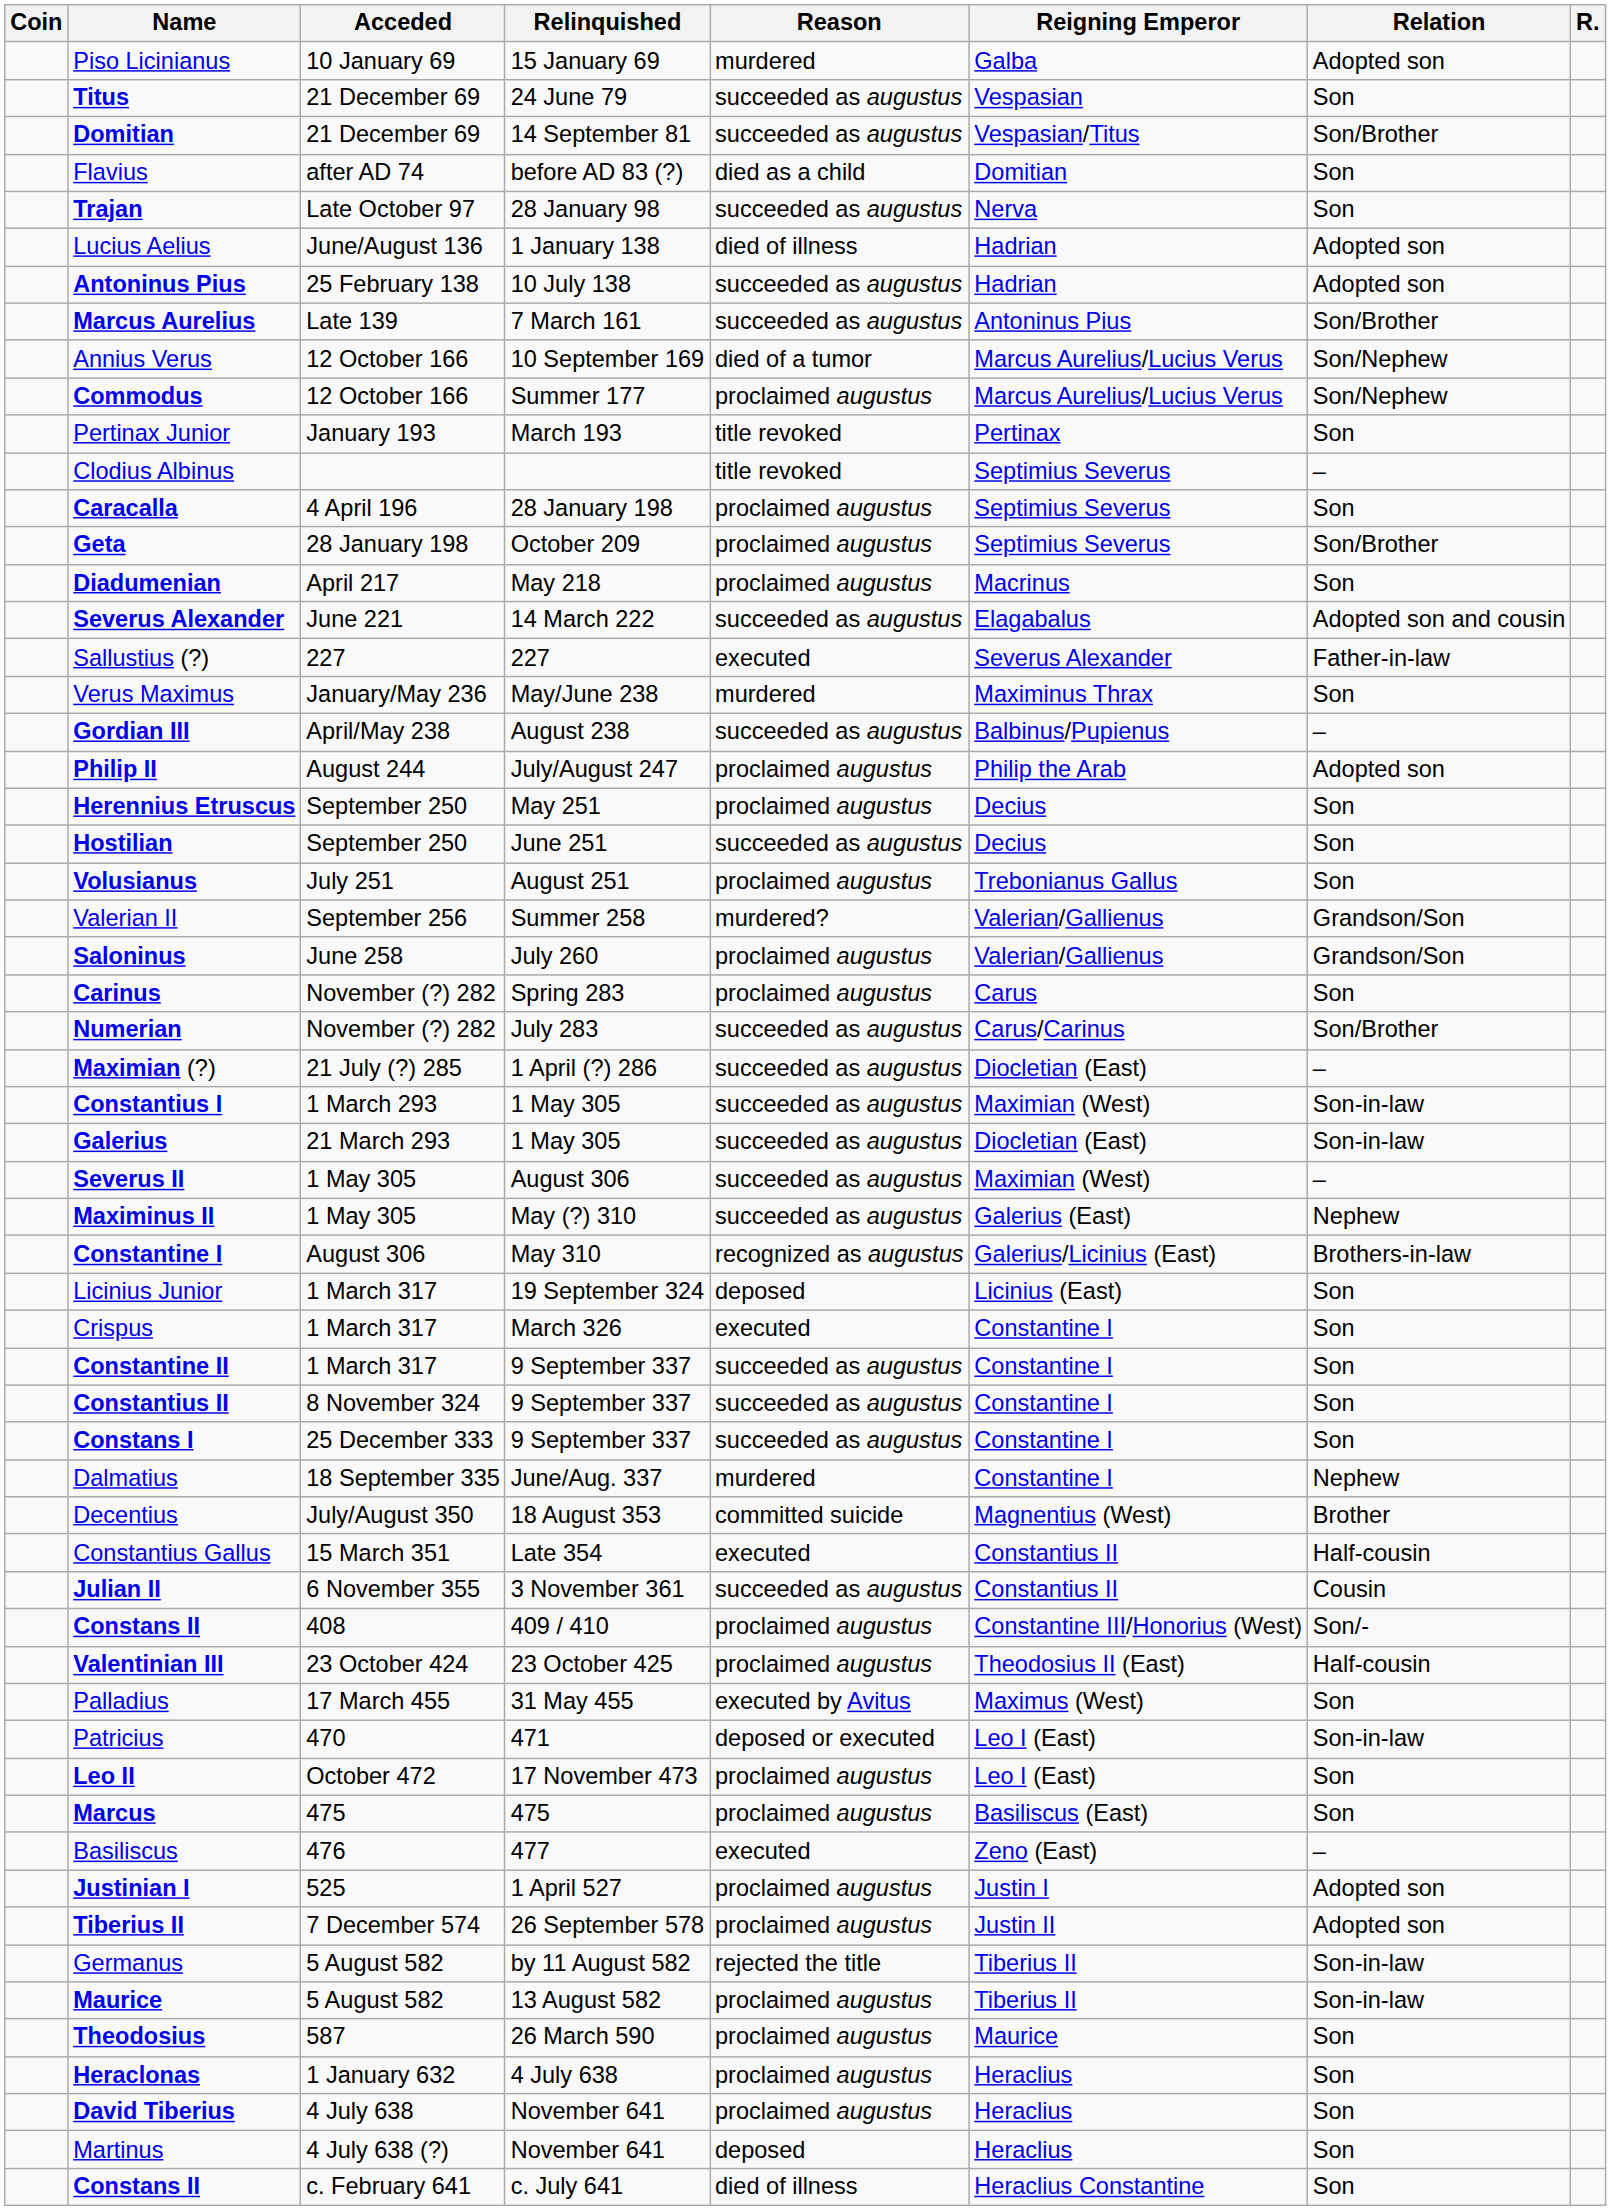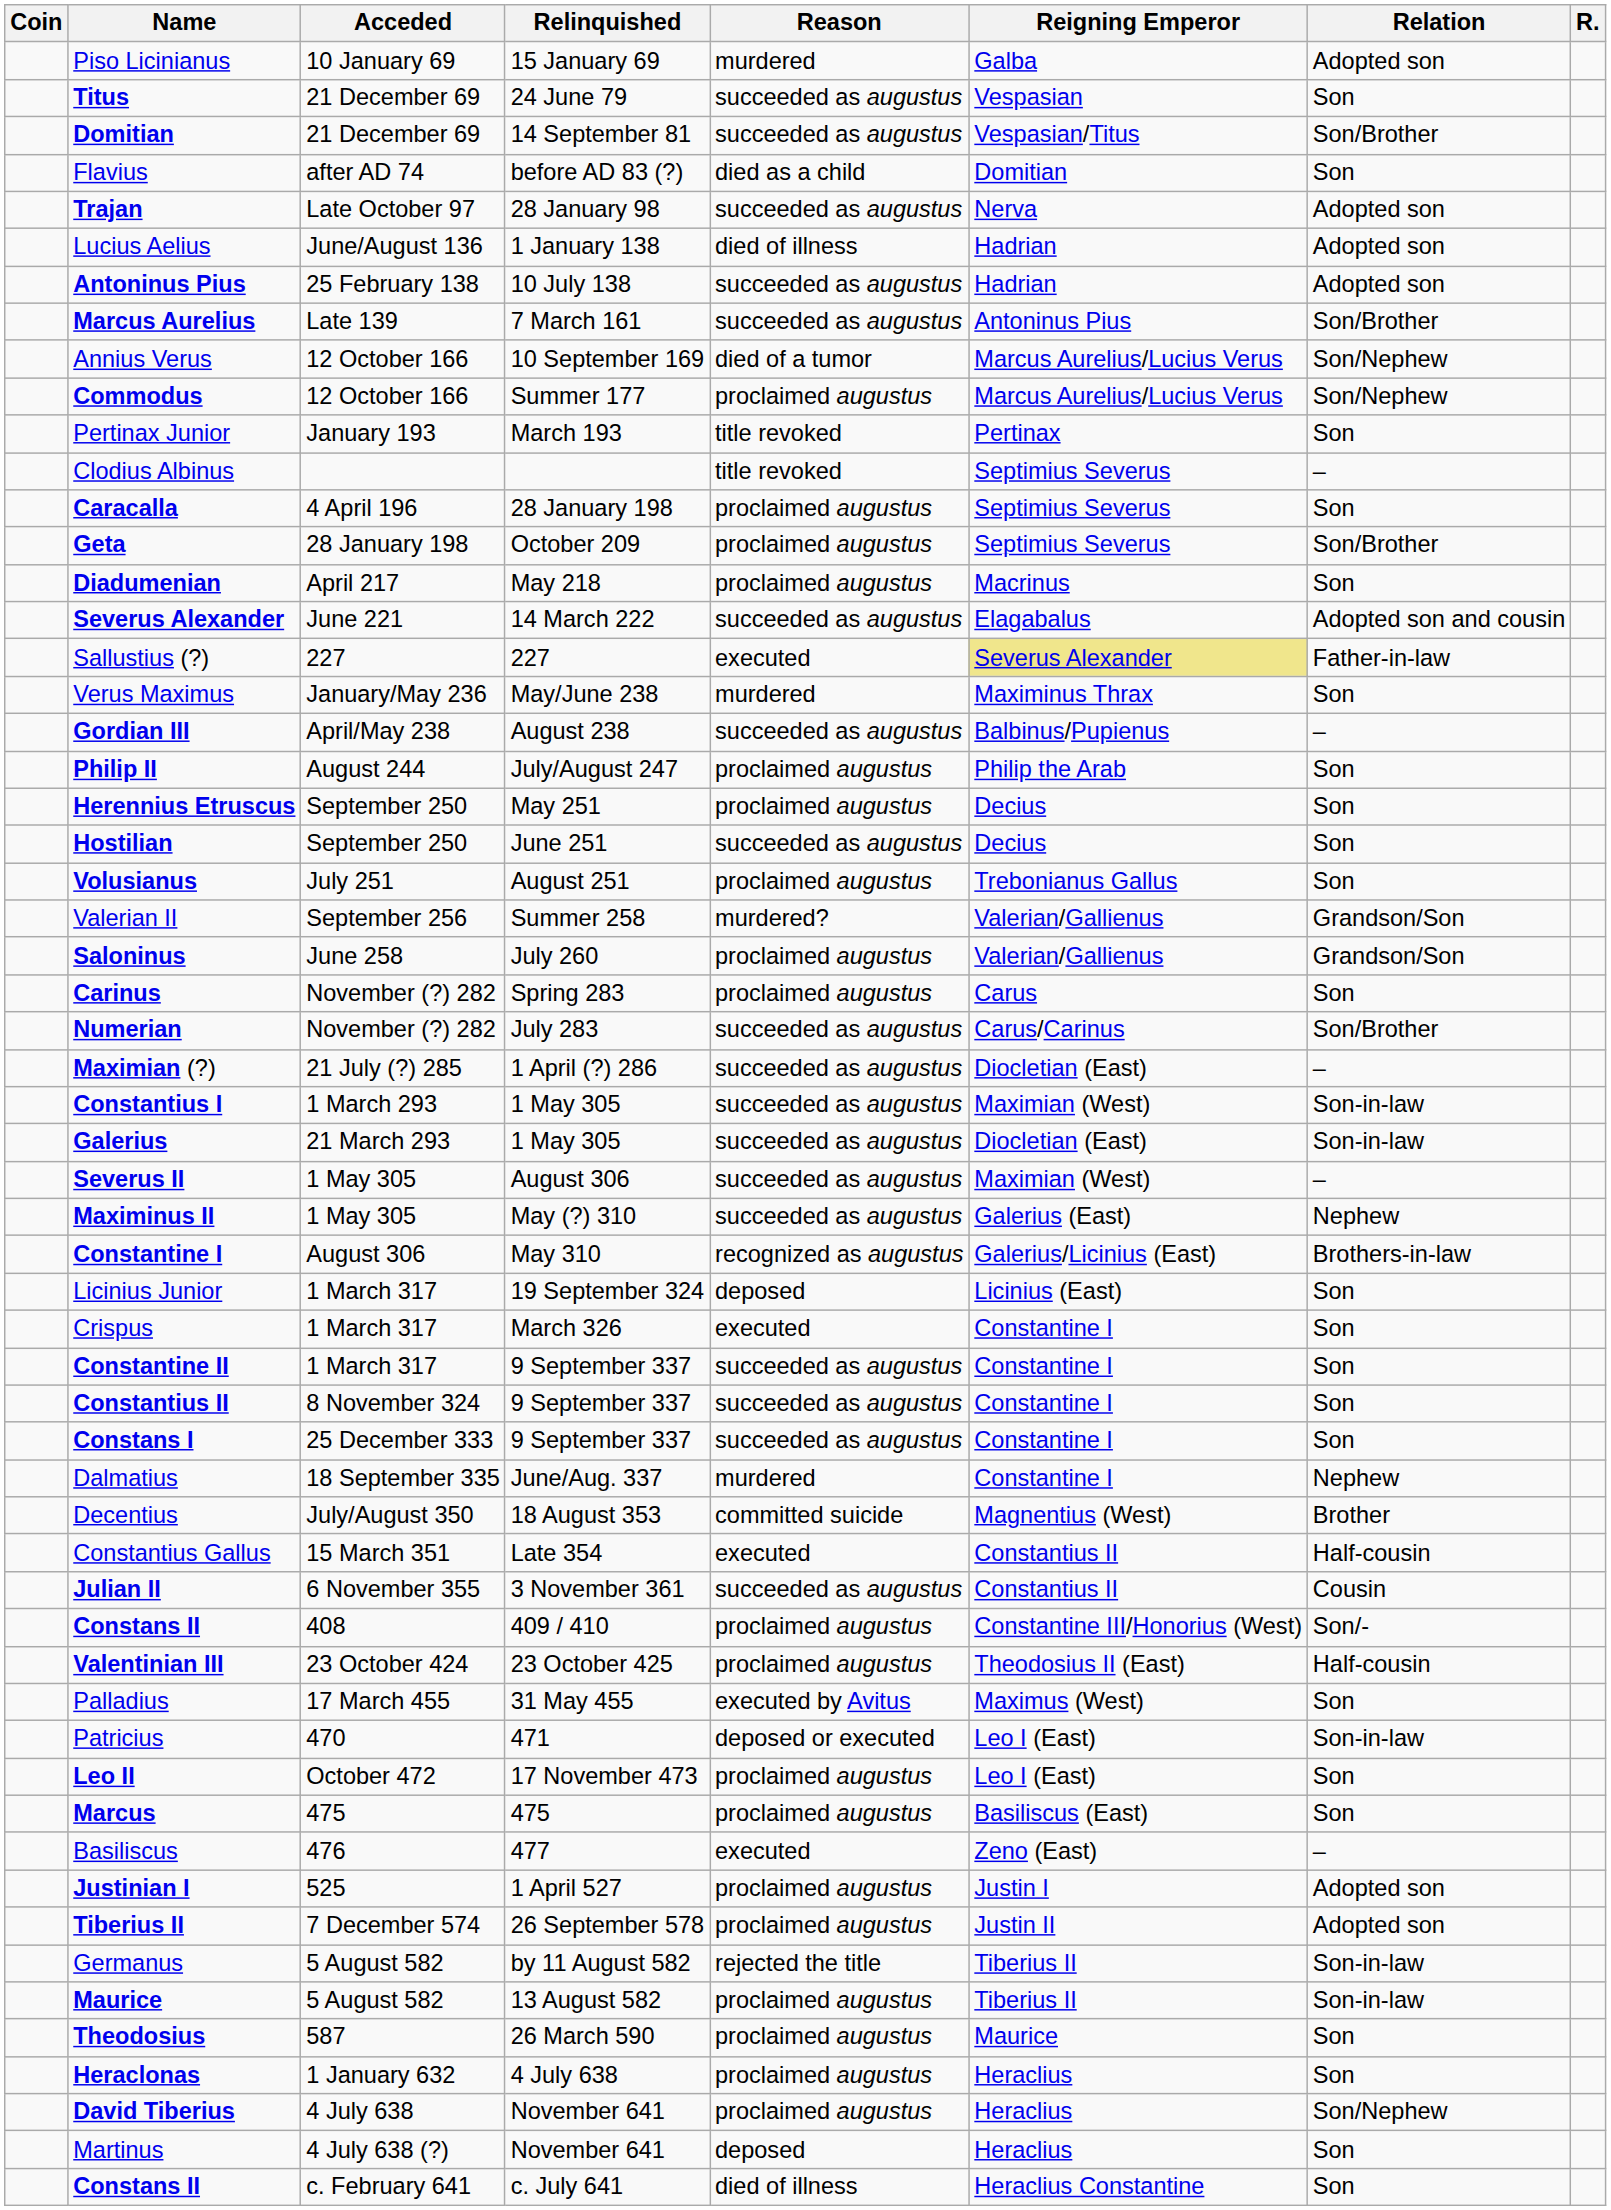(1334, 209) Son -> (1379, 209) Adopted son
(1073, 657) no background -> (1073, 657) khaki background
(1379, 769) Adopted son -> (1334, 769) Son
(1334, 2112) Son -> (1380, 2112) Son/Nephew
